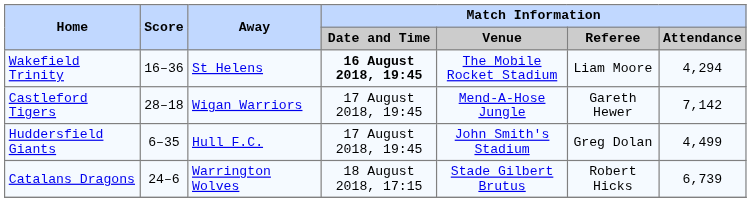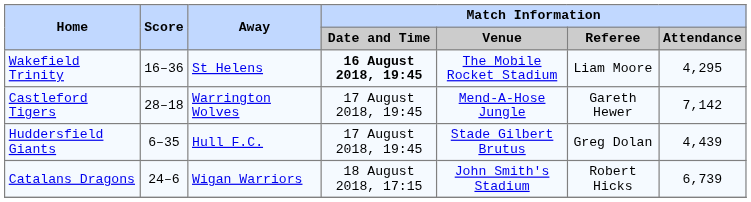(702, 68) 4,294 -> (702, 68) 4,295
(247, 105) Wigan Warriors -> (231, 105) Warrington Wolves
(502, 142) John Smith's Stadium -> (502, 142) Stade Gilbert Brutus
(702, 142) 4,499 -> (702, 142) 4,439
(231, 179) Warrington Wolves -> (247, 179) Wigan Warriors
(502, 179) Stade Gilbert Brutus -> (502, 179) John Smith's Stadium
